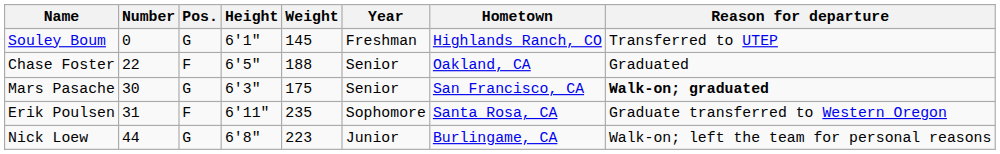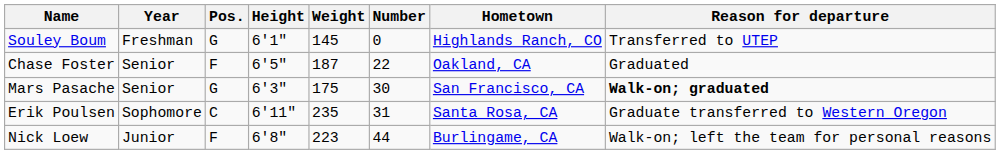columns swapped: (149, 17) <-> (386, 17)
(299, 65) 188 -> (325, 65) 187
(187, 113) F -> (213, 113) C
(187, 137) G -> (213, 137) F
